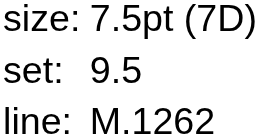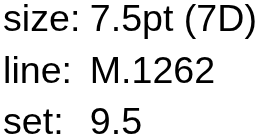rows swapped: (33, 70) <-> (38, 121)
